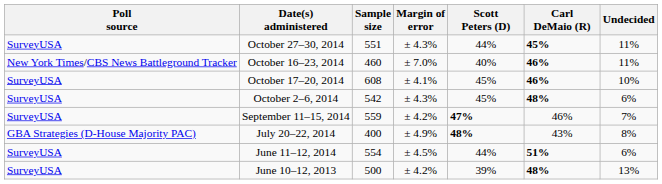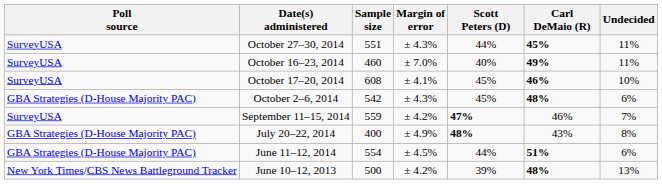(122, 62) New York Times/CBS News Battleground Tracker -> (34, 62) SurveyUSA
(538, 62) 46% -> (538, 62) 49%
(34, 98) SurveyUSA -> (101, 98) GBA Strategies (D-House Majority PAC)
(34, 152) SurveyUSA -> (101, 152) GBA Strategies (D-House Majority PAC)
(34, 170) SurveyUSA -> (122, 170) New York Times/CBS News Battleground Tracker
